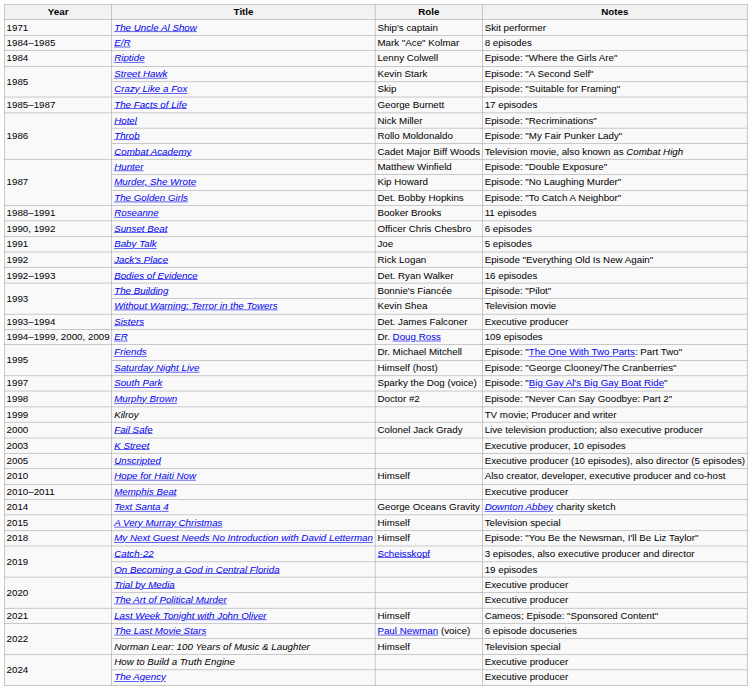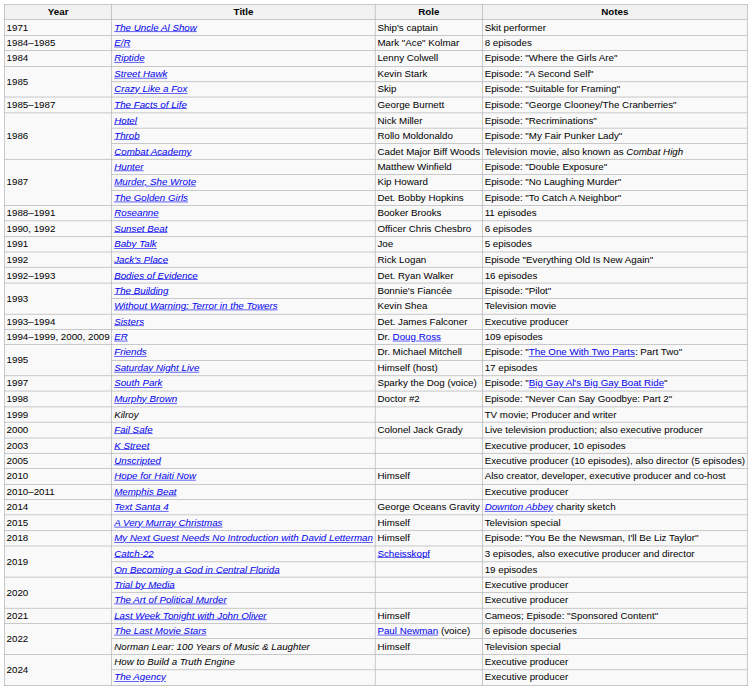(511, 105) 17 episodes -> (581, 105) Episode: "George Clooney/The Cranberries"
(581, 368) Episode: "George Clooney/The Cranberries" -> (511, 368) 17 episodes
